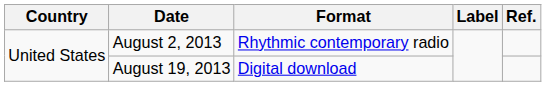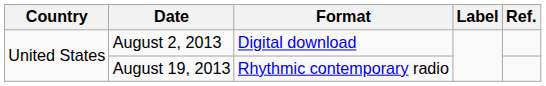(343, 42) Rhythmic contemporary radio -> (297, 42) Digital download
(297, 68) Digital download -> (343, 68) Rhythmic contemporary radio
